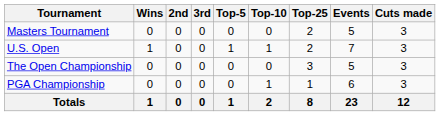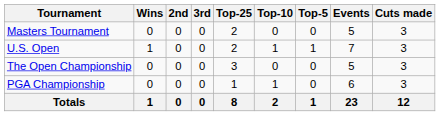columns swapped: (231, 13) <-> (310, 13)
